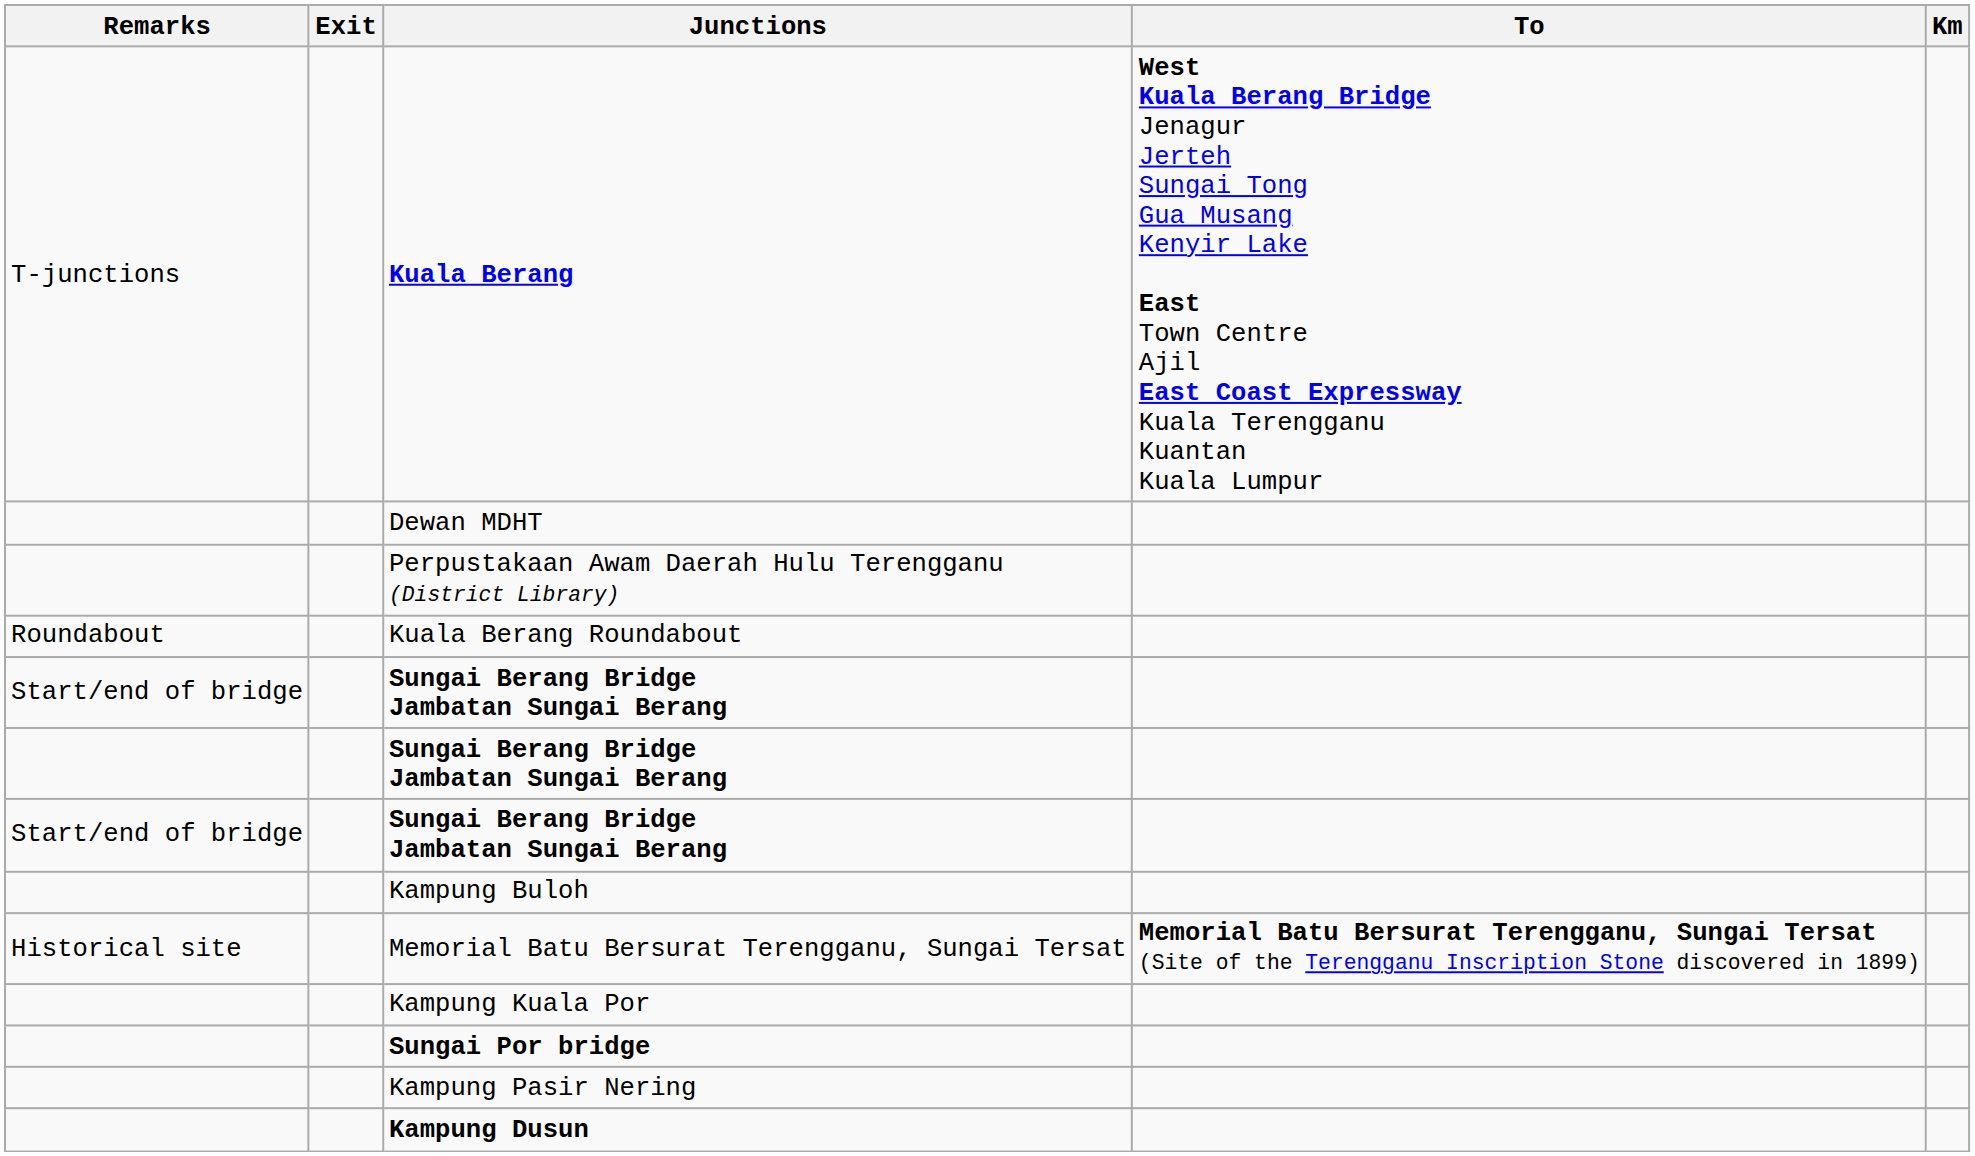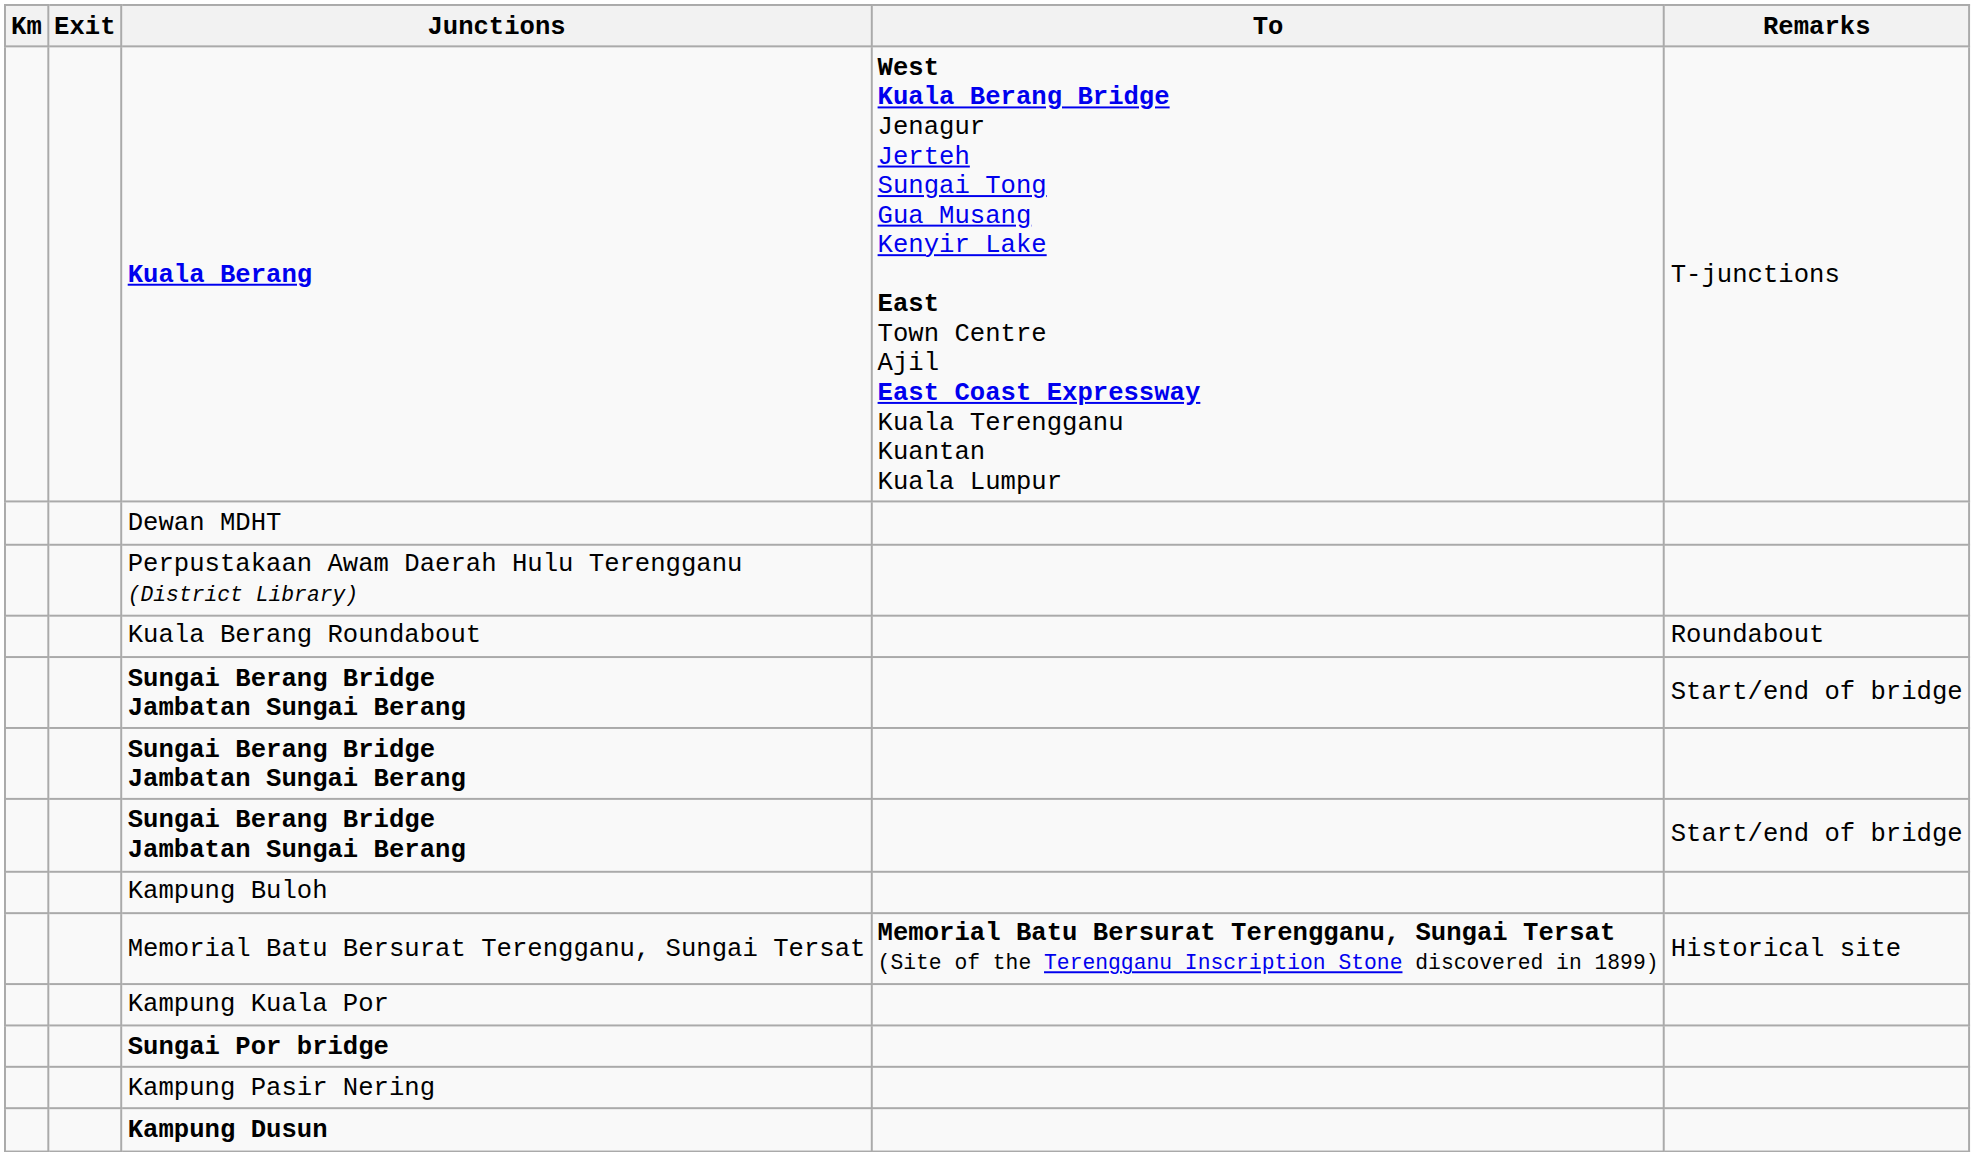columns swapped: (1947, 26) <-> (157, 26)
